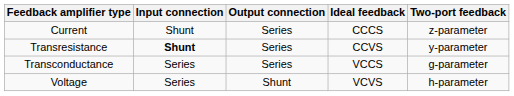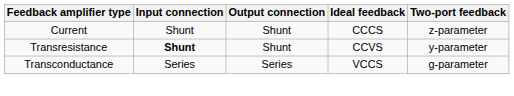(277, 30) Series -> (277, 30) Shunt
(277, 47) Series -> (277, 47) Shunt
- row: (69, 82)
